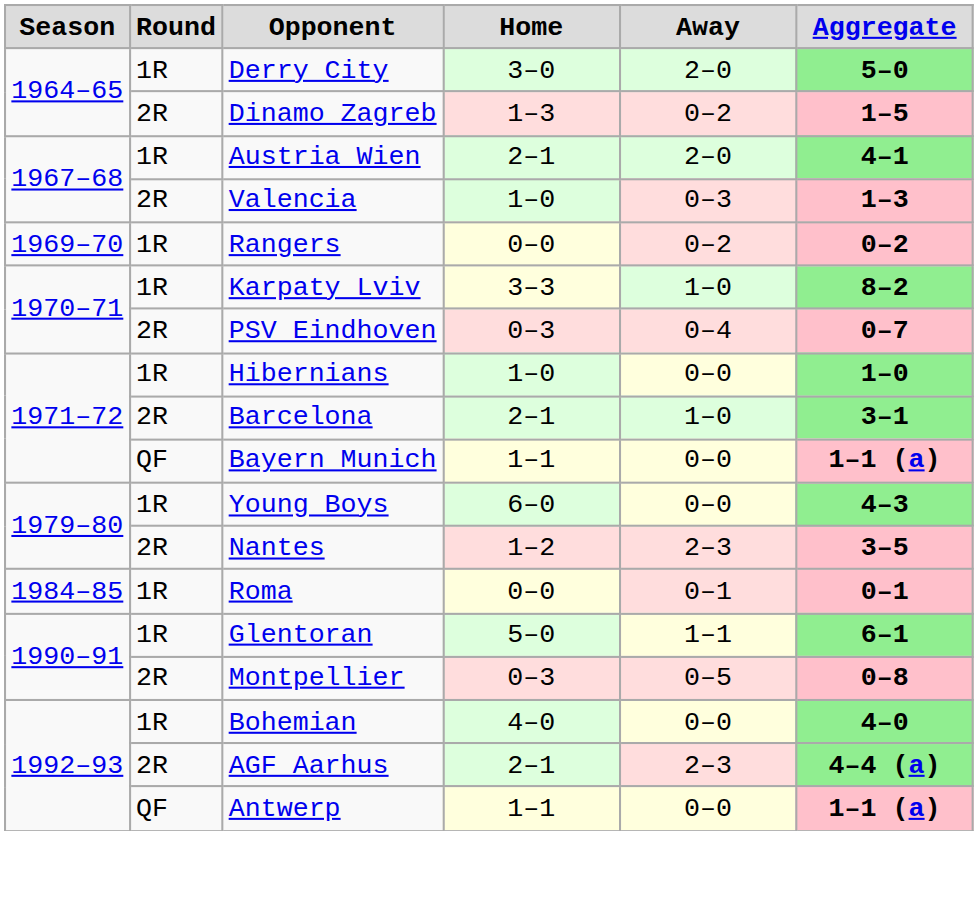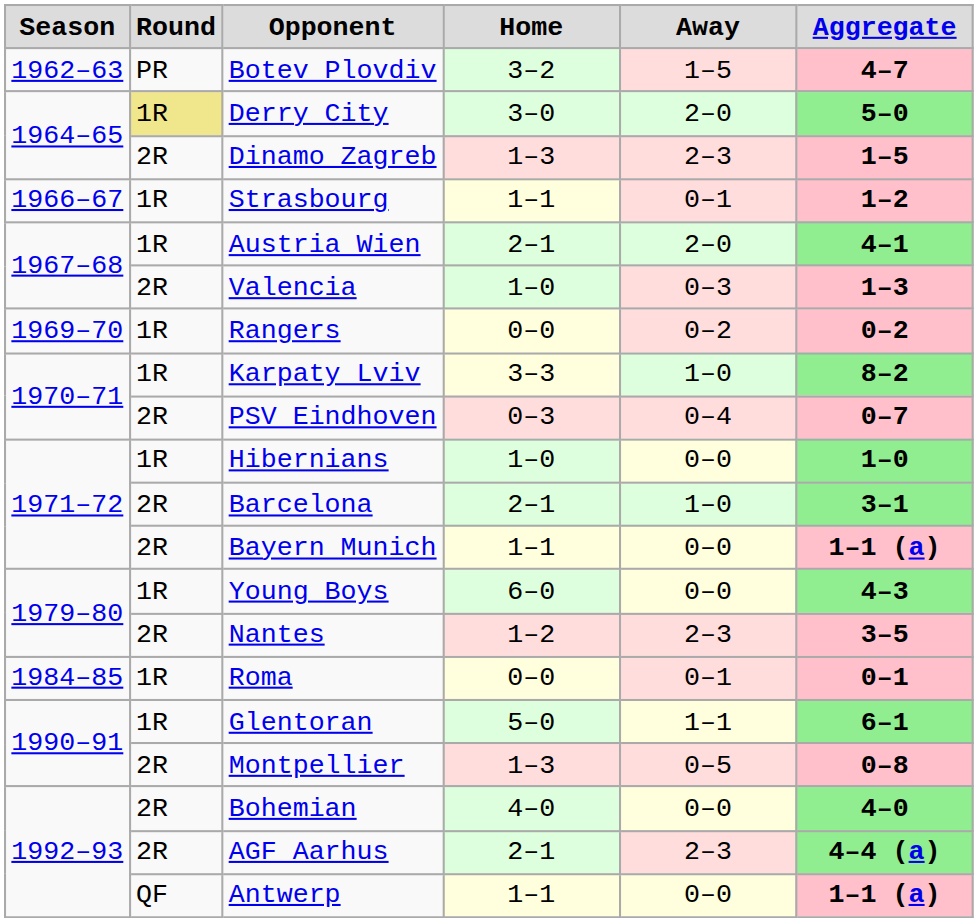+ row: (333, 70)
(152, 70) no background -> (152, 114) khaki background
(708, 114) 0–2 -> (708, 157) 2–3
+ row: (309, 200)
(152, 461) QF -> (152, 548) 2R
(531, 678) 0–3 -> (531, 765) 1–3
(152, 722) 1R -> (152, 809) 2R
